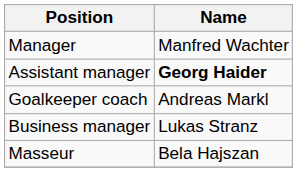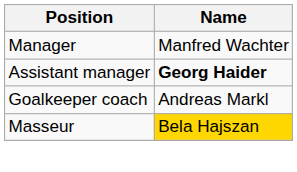- row: (79, 126)
(209, 153) no background -> (209, 126) gold background
